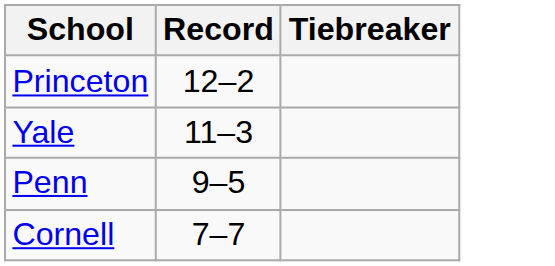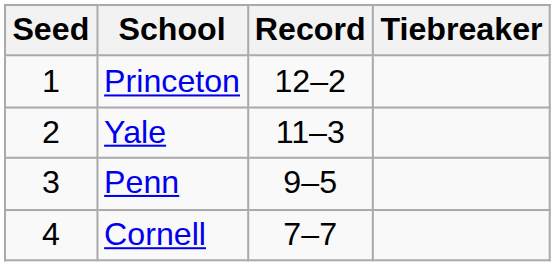+ column: (51, 30)
